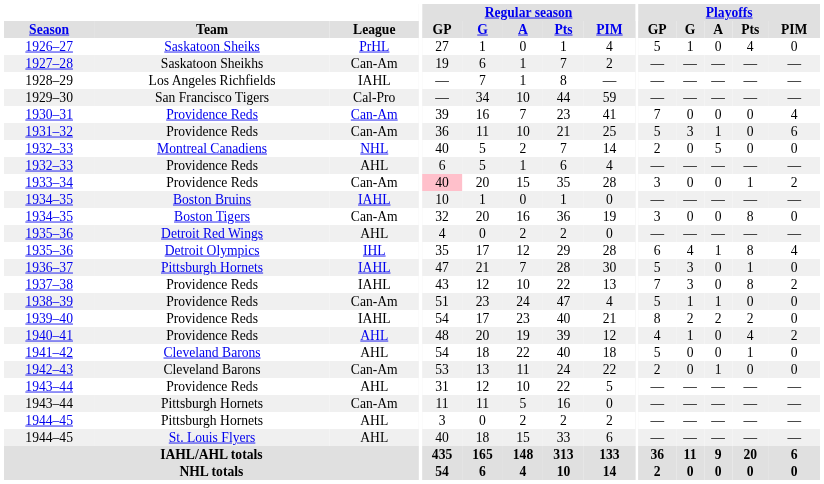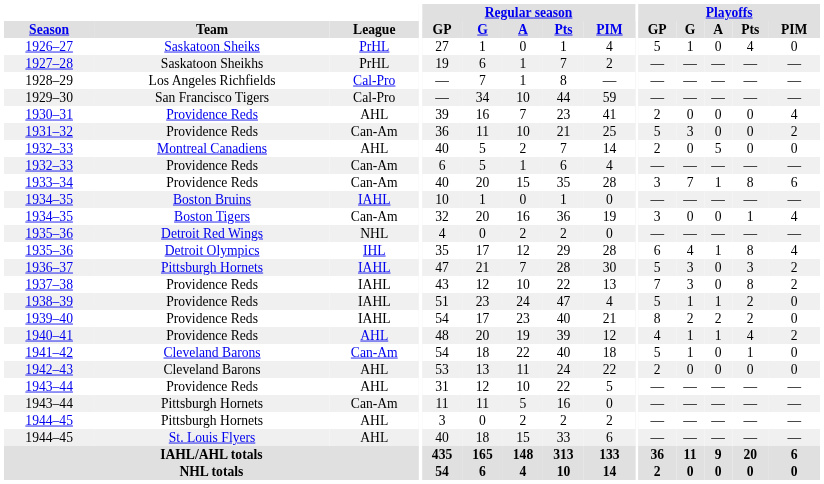(374, 63) Can-Am -> (374, 63) PrHL
(374, 80) IAHL -> (374, 80) Cal-Pro
(374, 114) Can-Am -> (374, 114) AHL
(657, 114) 7 -> (657, 114) 2
(718, 131) 1 -> (718, 131) 0
(794, 131) 6 -> (794, 131) 2
(374, 148) NHL -> (374, 148) AHL
(374, 165) AHL -> (374, 165) Can-Am
(442, 182) pink background -> (442, 182) no background
(690, 182) 0 -> (690, 182) 7
(718, 182) 0 -> (718, 182) 1
(750, 182) 1 -> (750, 182) 8
(794, 182) 2 -> (794, 182) 6
(750, 216) 8 -> (750, 216) 1
(794, 216) 0 -> (794, 216) 4
(374, 233) AHL -> (374, 233) NHL
(750, 267) 1 -> (750, 267) 3
(794, 267) 0 -> (794, 267) 2
(374, 301) Can-Am -> (374, 301) IAHL
(750, 301) 0 -> (750, 301) 2
(718, 335) 0 -> (718, 335) 1
(374, 352) AHL -> (374, 352) Can-Am
(690, 352) 0 -> (690, 352) 1
(374, 369) Can-Am -> (374, 369) AHL
(718, 369) 1 -> (718, 369) 0
